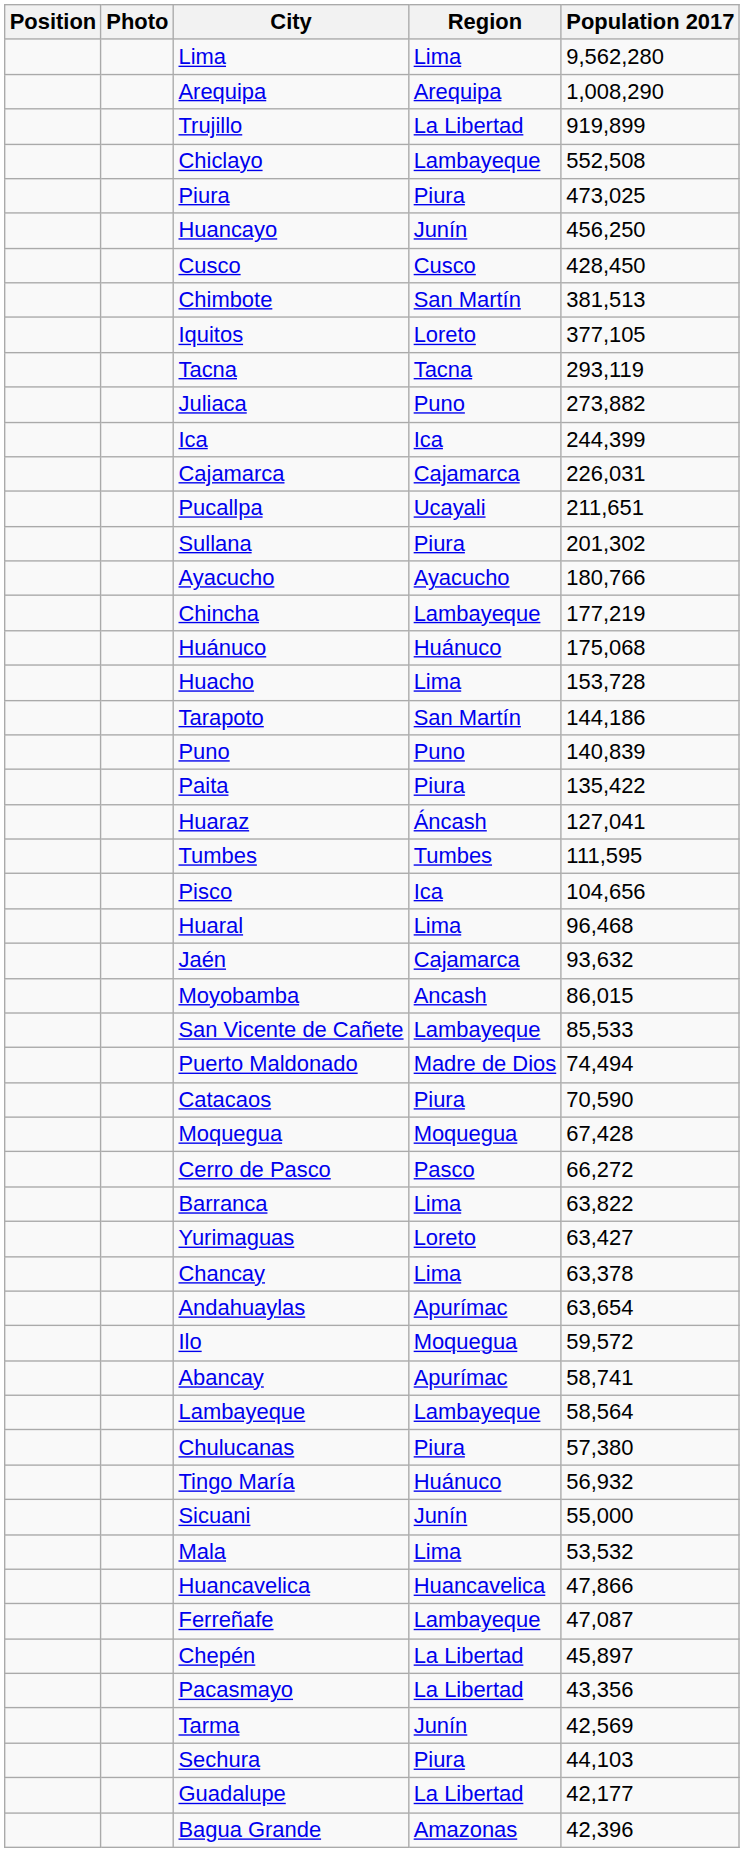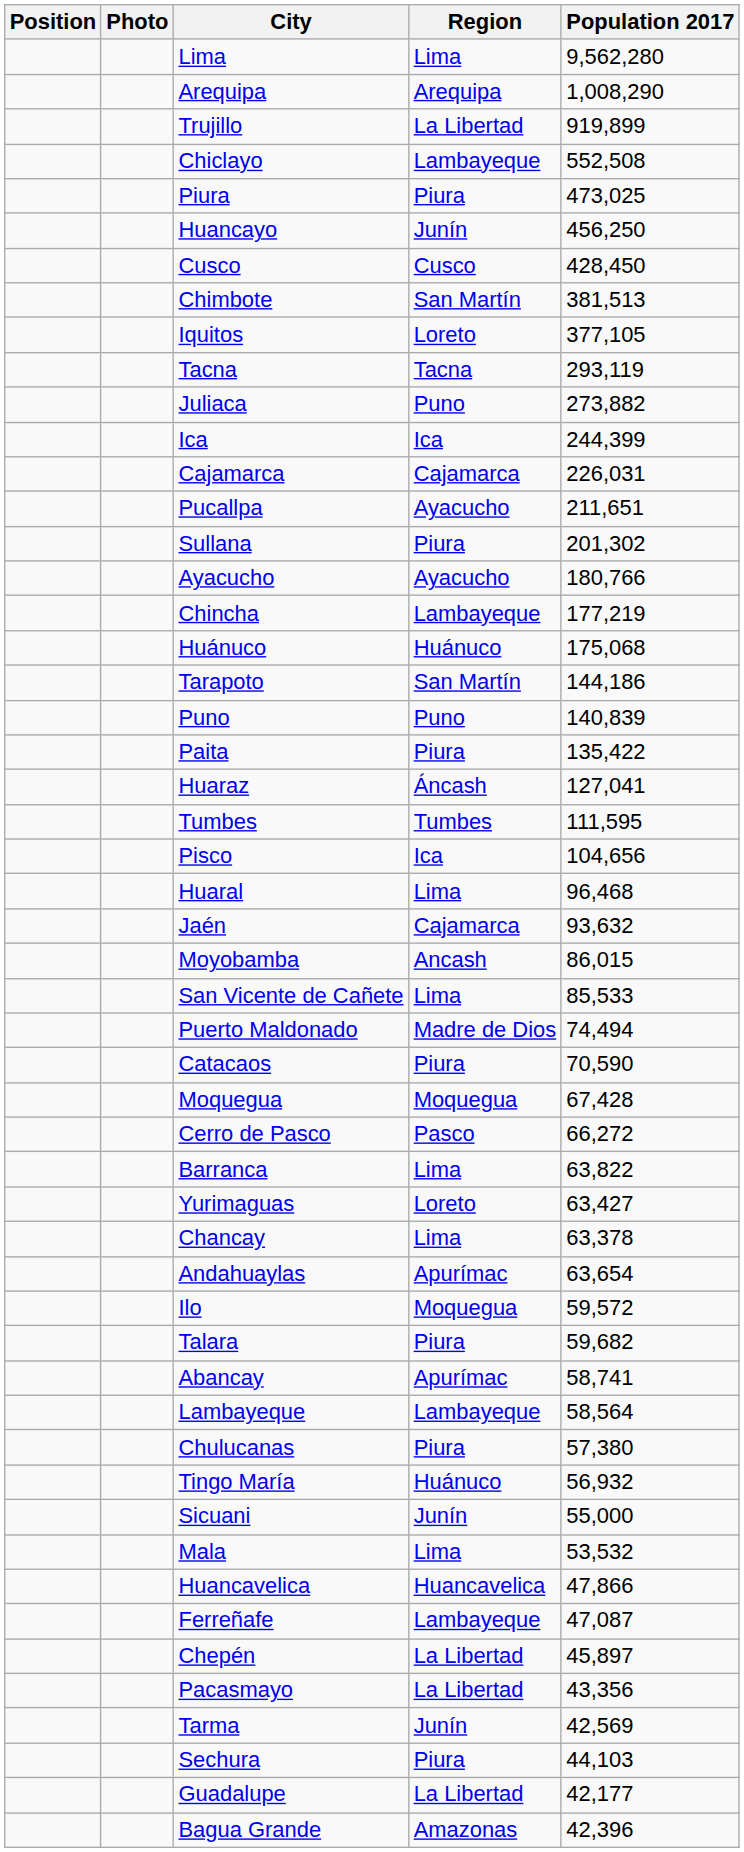(450, 508) Ucayali -> (462, 508) Ayacucho
- row: (216, 682)
(477, 1030) Lambayeque -> (437, 995) Lima
+ row: (208, 1342)
